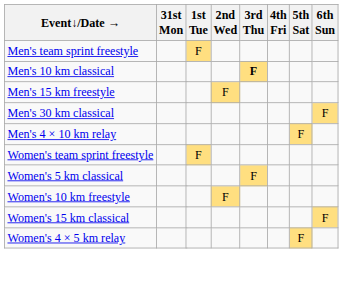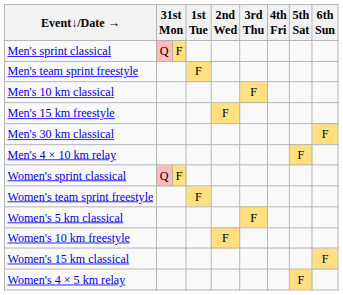+ row: (59, 51)
(254, 72) bold -> (254, 92) normal
+ row: (67, 175)
